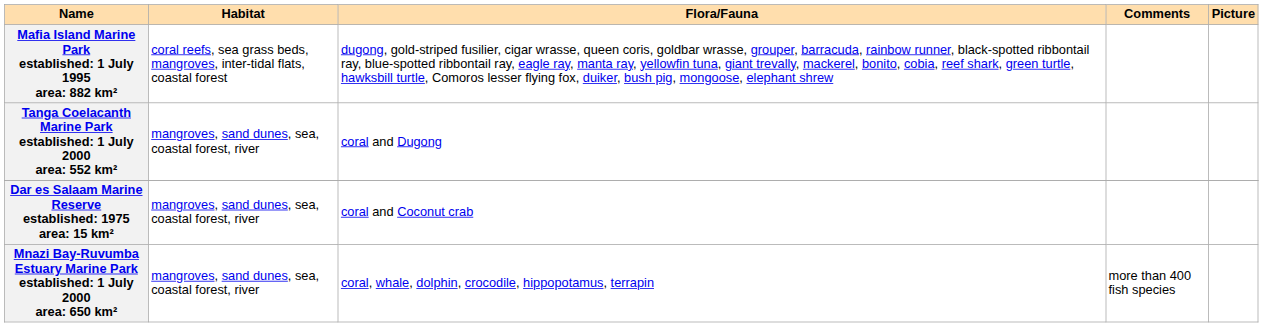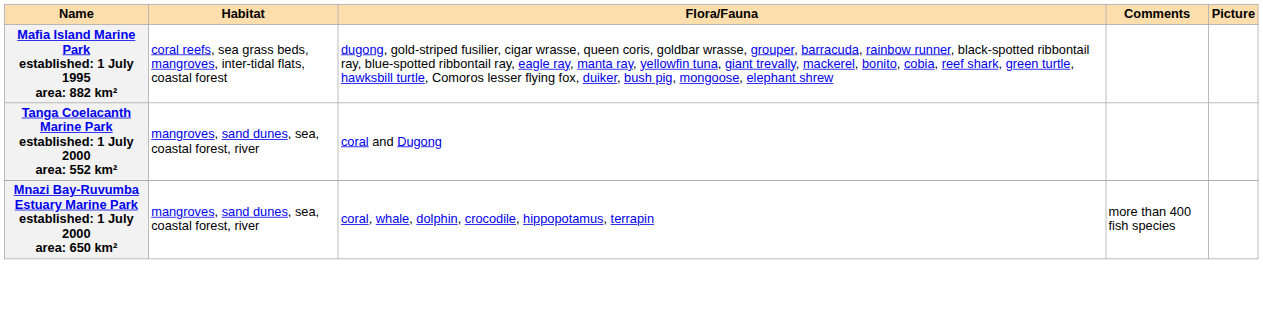- row: (76, 212)
